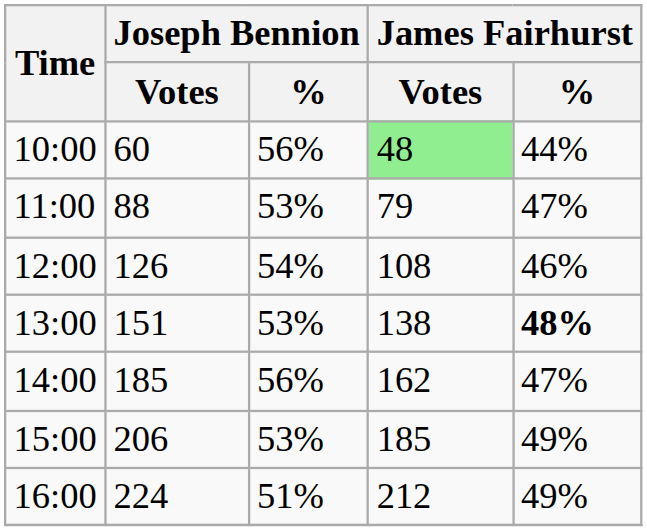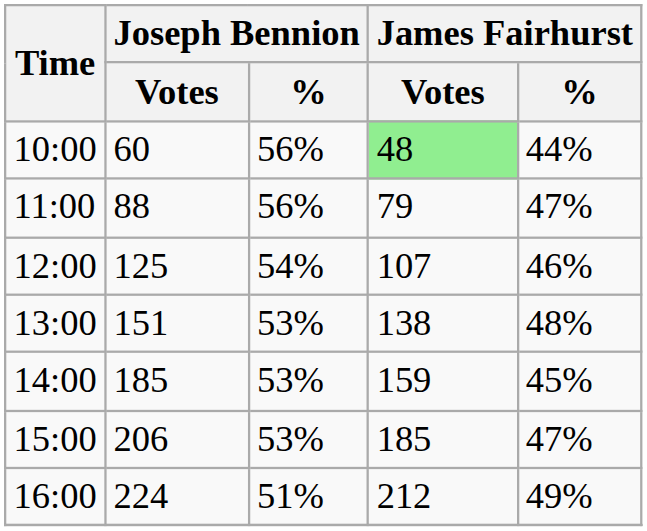(291, 206) 53% -> (291, 206) 56%
(141, 264) 126 -> (141, 264) 125
(404, 264) 108 -> (404, 264) 107
(557, 322) bold -> (559, 322) normal
(291, 380) 56% -> (291, 380) 53%
(404, 380) 162 -> (404, 380) 159
(554, 380) 47% -> (559, 380) 45%
(554, 438) 49% -> (559, 438) 47%
